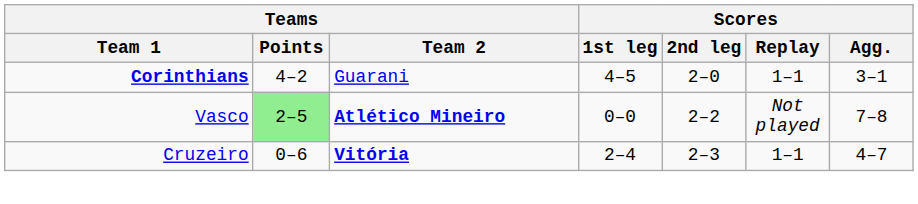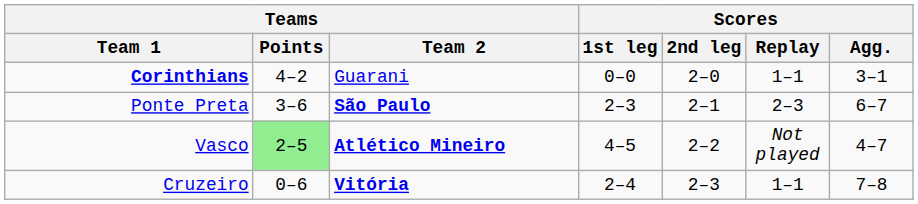(620, 77) 4–5 -> (620, 77) 0–0
+ row: (190, 106)
(620, 117) 0–0 -> (620, 146) 4–5
(872, 117) 7–8 -> (872, 146) 4–7
(872, 156) 4–7 -> (872, 185) 7–8
